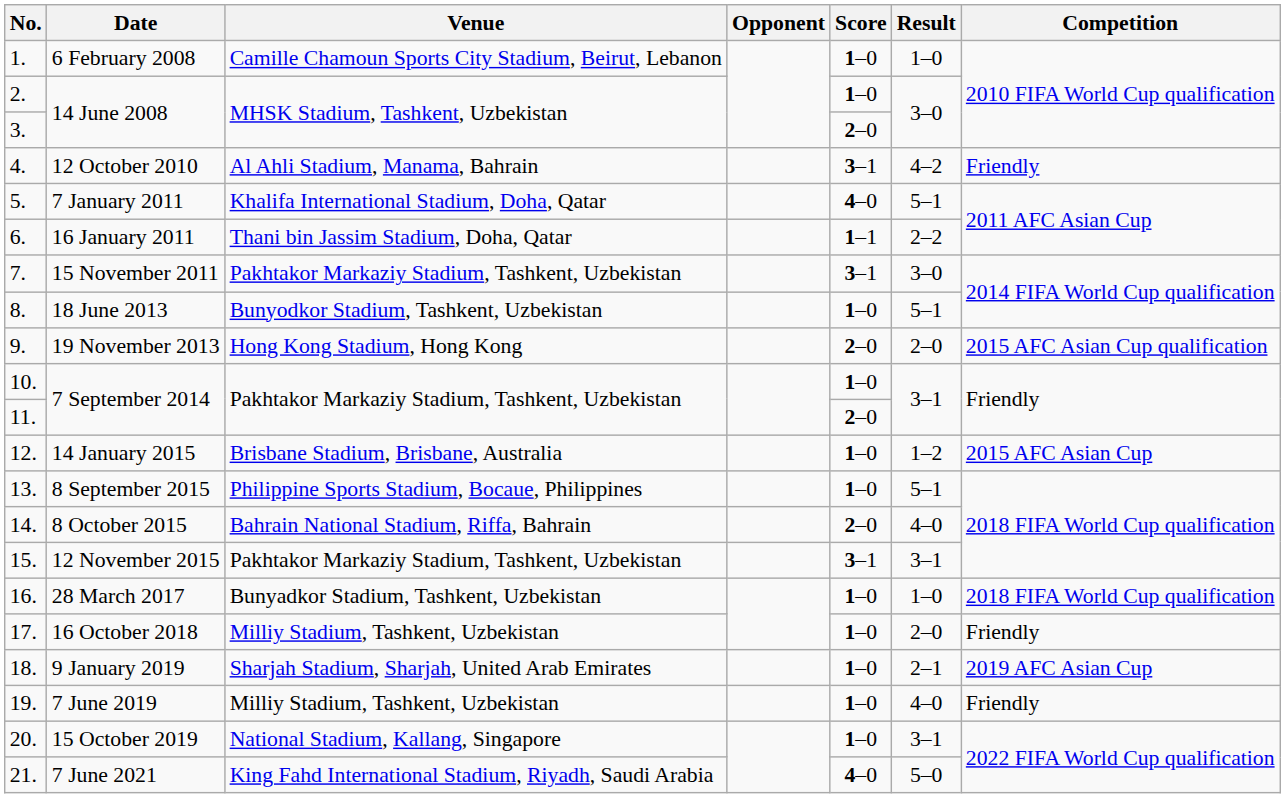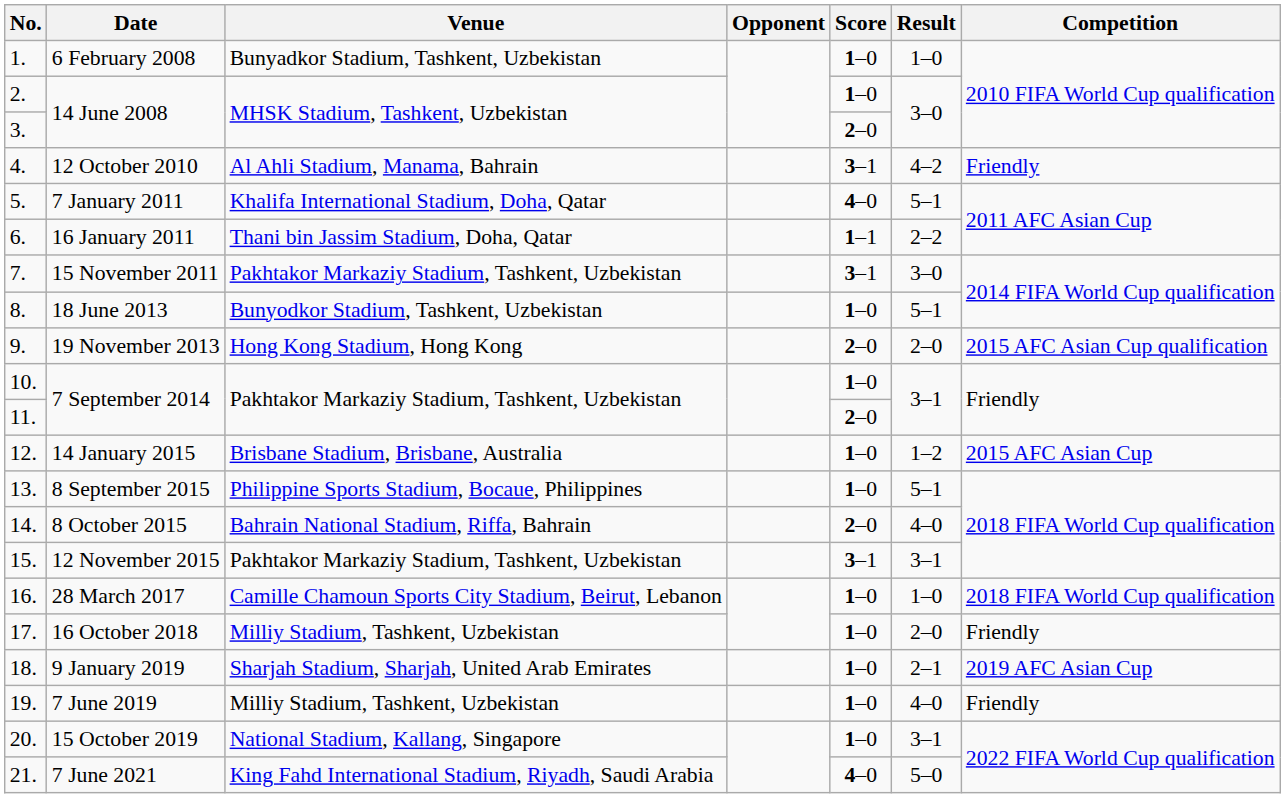(476, 58) Camille Chamoun Sports City Stadium, Beirut, Lebanon -> (415, 58) Bunyadkor Stadium, Tashkent, Uzbekistan
(415, 596) Bunyadkor Stadium, Tashkent, Uzbekistan -> (476, 596) Camille Chamoun Sports City Stadium, Beirut, Lebanon
